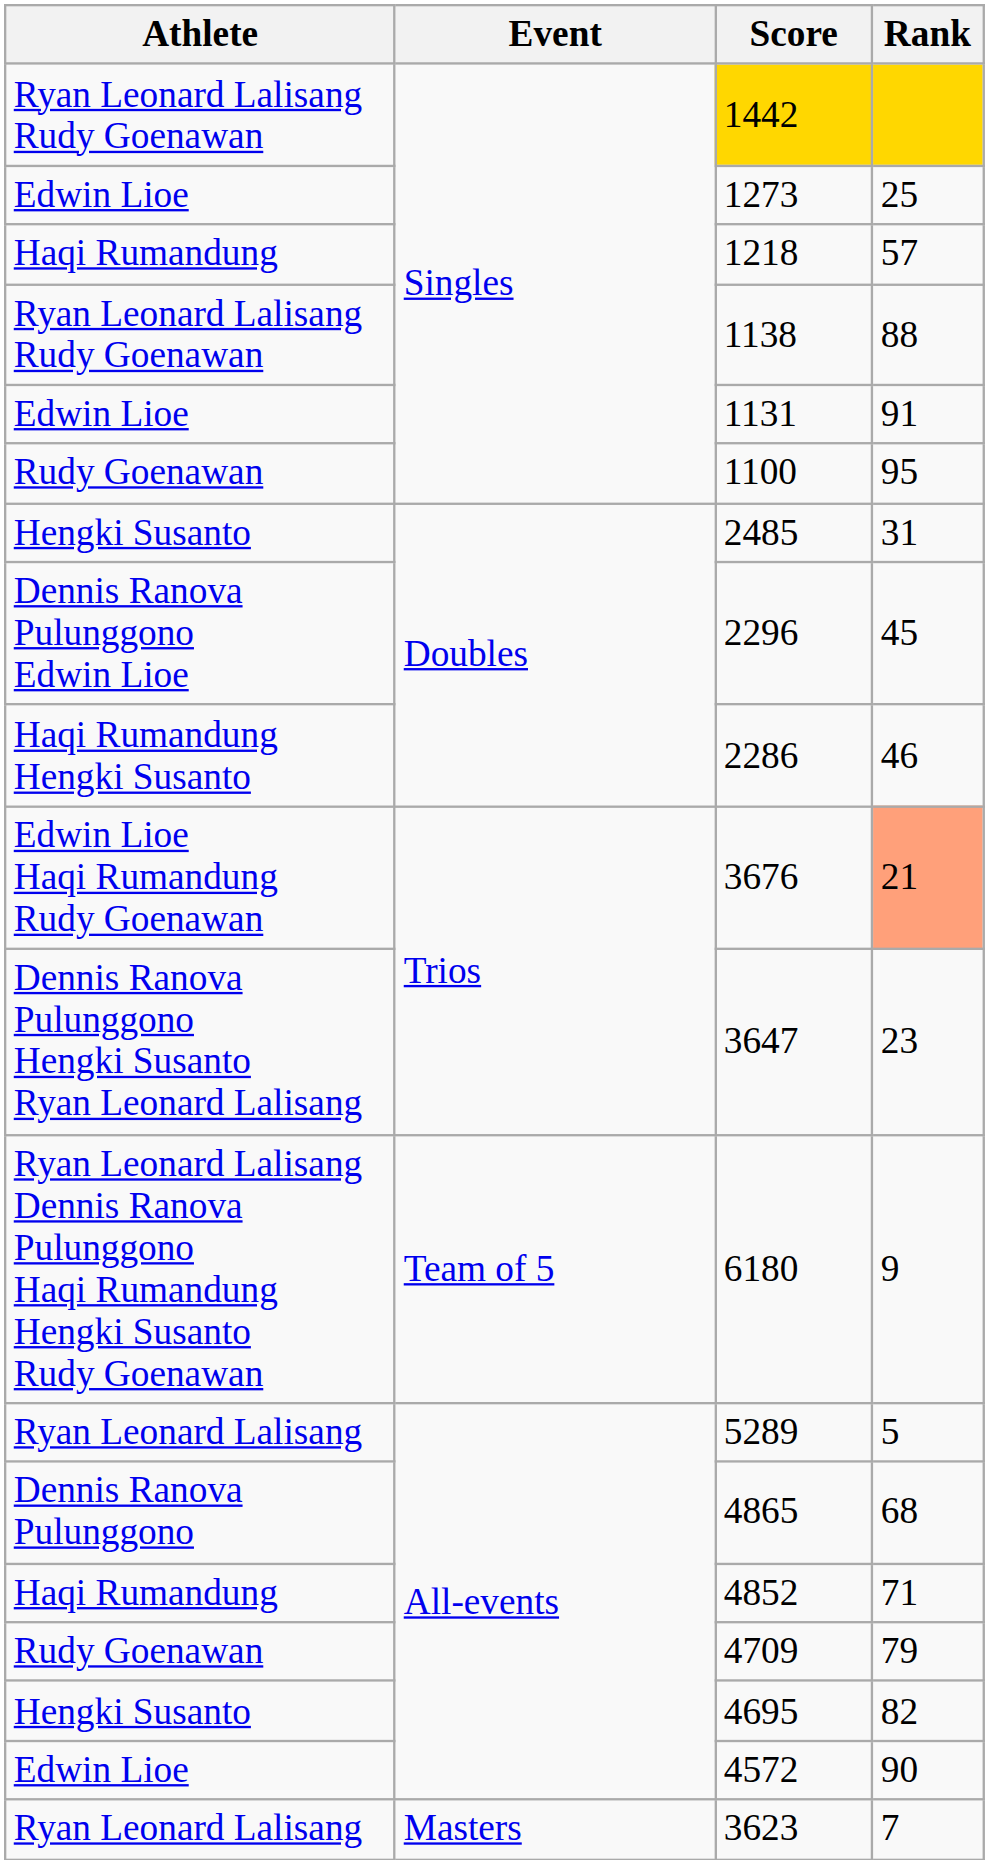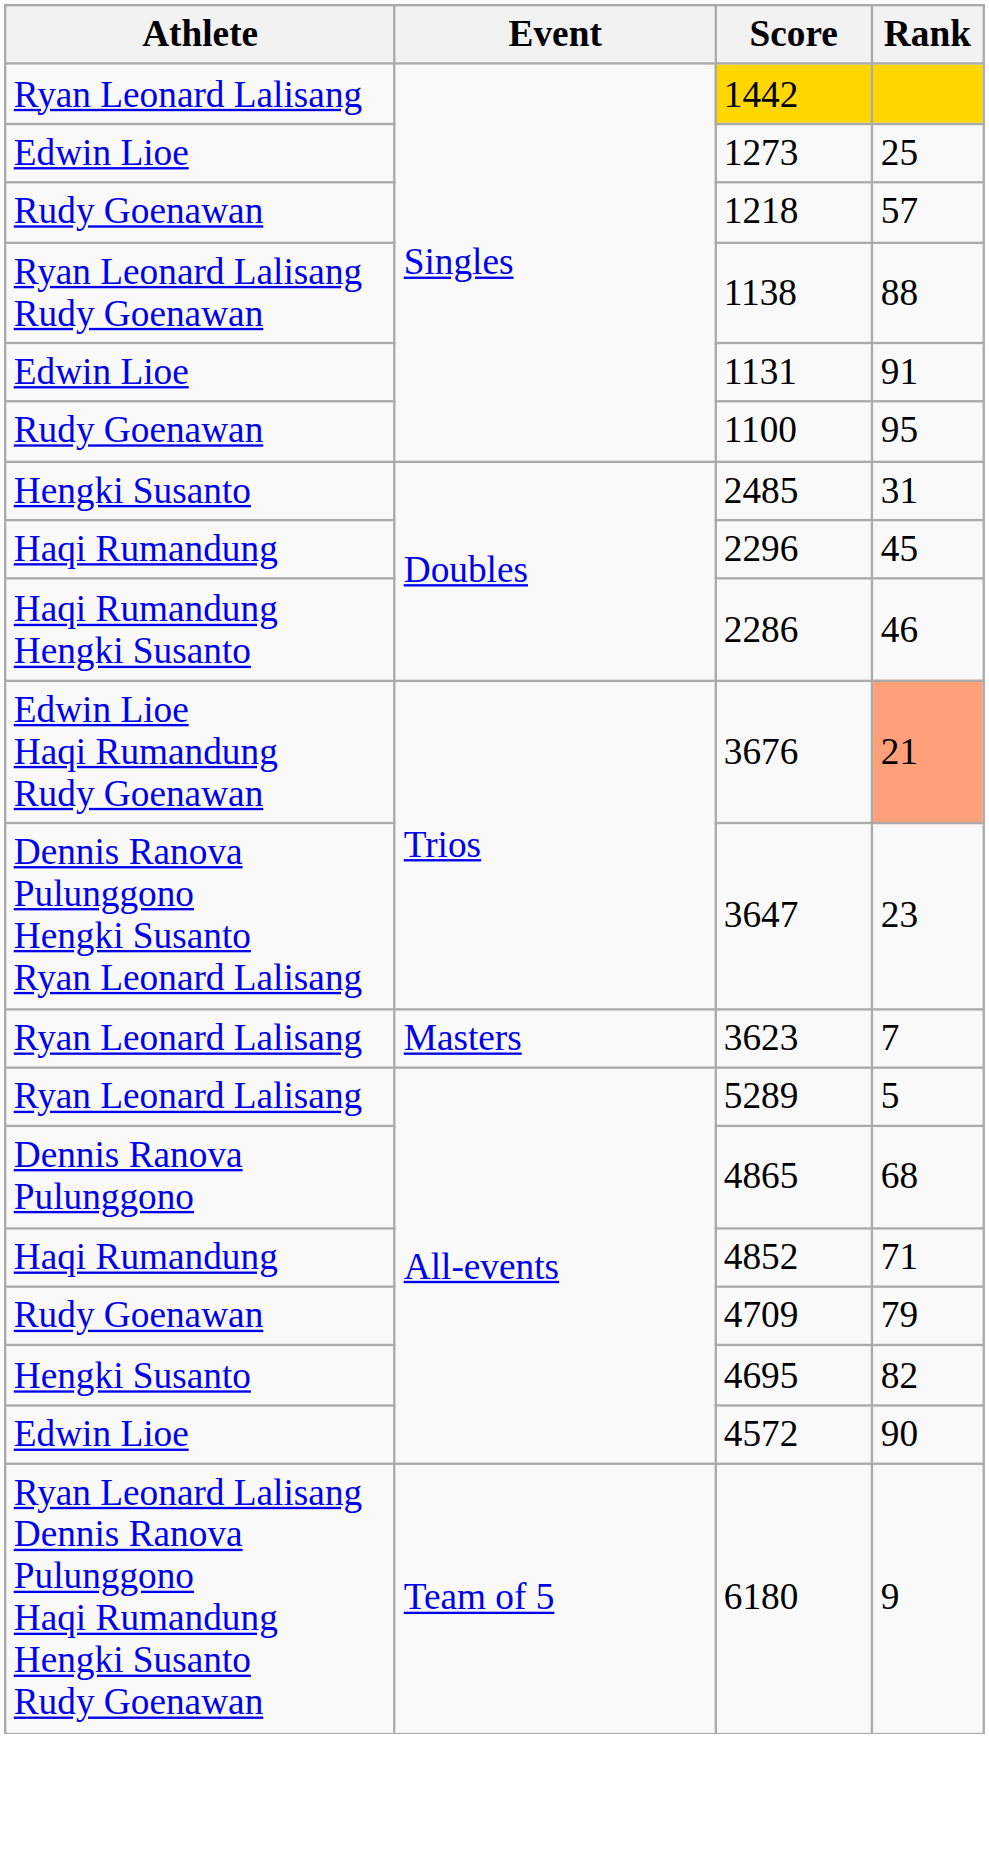(188, 114) Ryan Leonard Lalisang Rudy Goenawan -> (188, 93) Ryan Leonard Lalisang
(146, 253) Haqi Rumandung -> (139, 211) Rudy Goenawan
(128, 632) Dennis Ranova Pulunggono Edwin Lioe -> (146, 548) Haqi Rumandung
rows swapped: (761, 1267) <-> (761, 1828)
